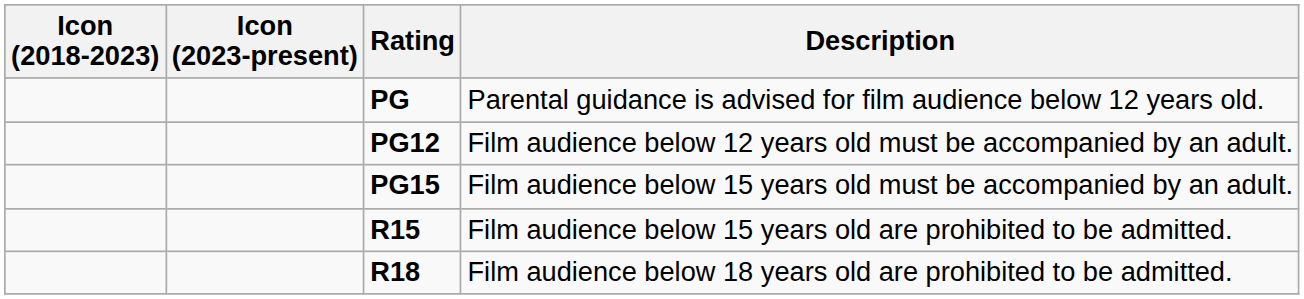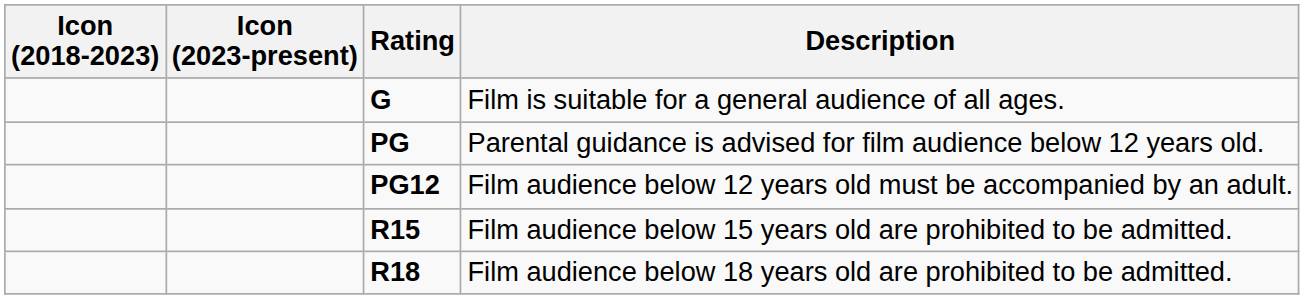+ row: (381, 99)
- row: (405, 186)
